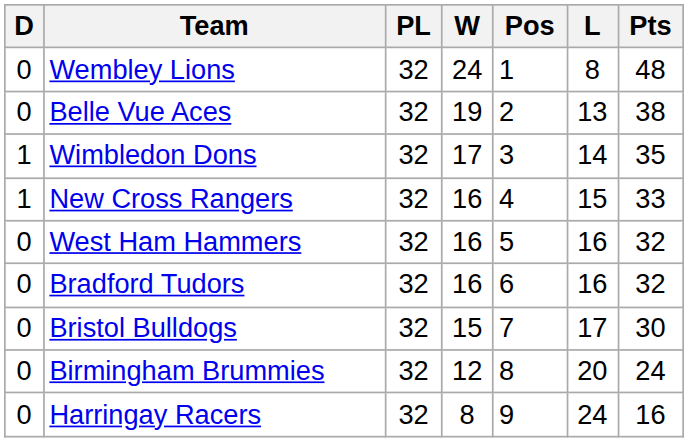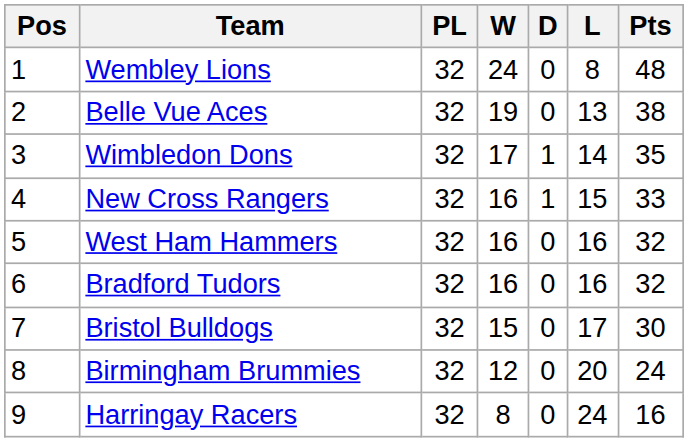columns swapped: (530, 26) <-> (24, 26)
